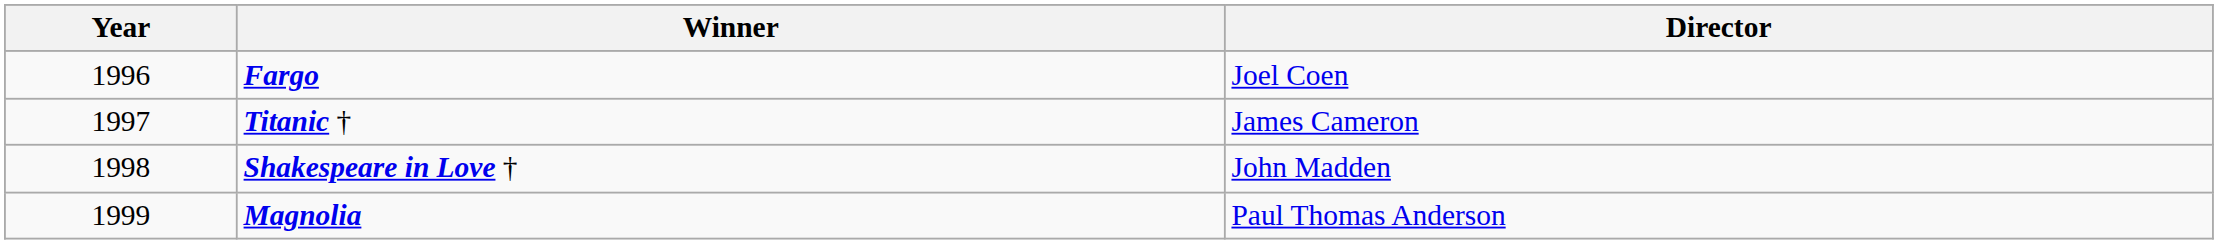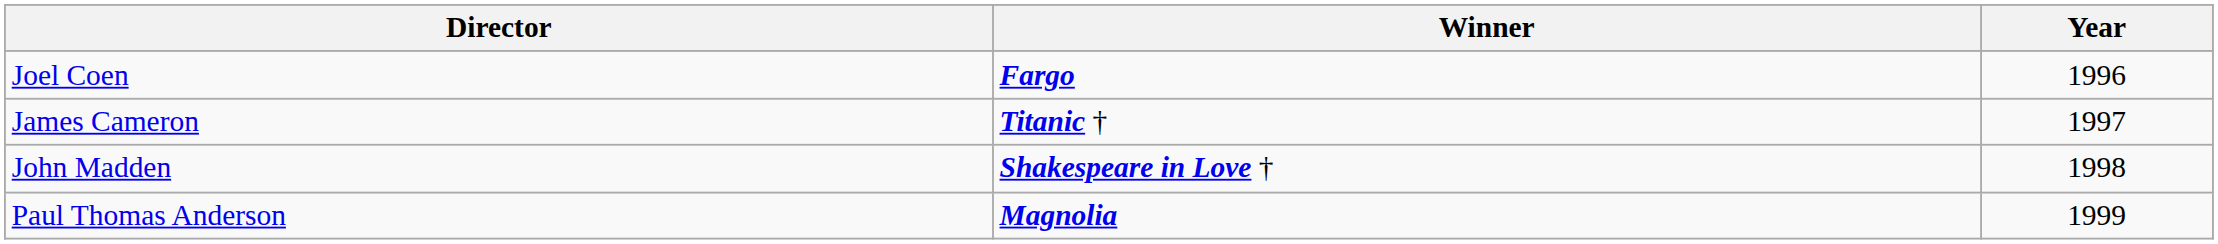columns swapped: (121, 27) <-> (1719, 27)
